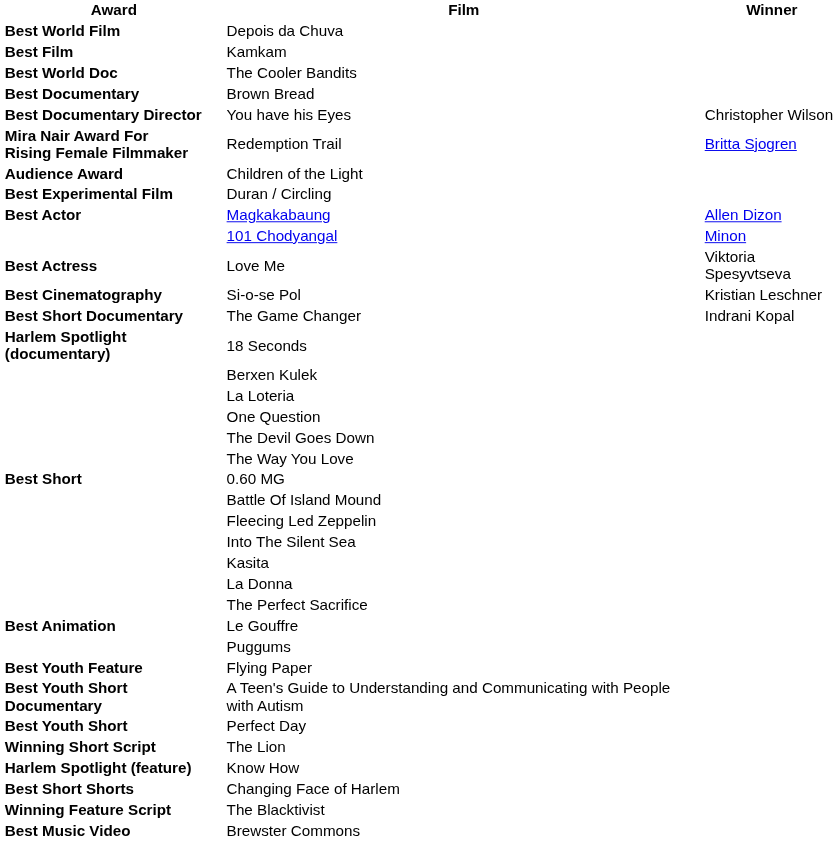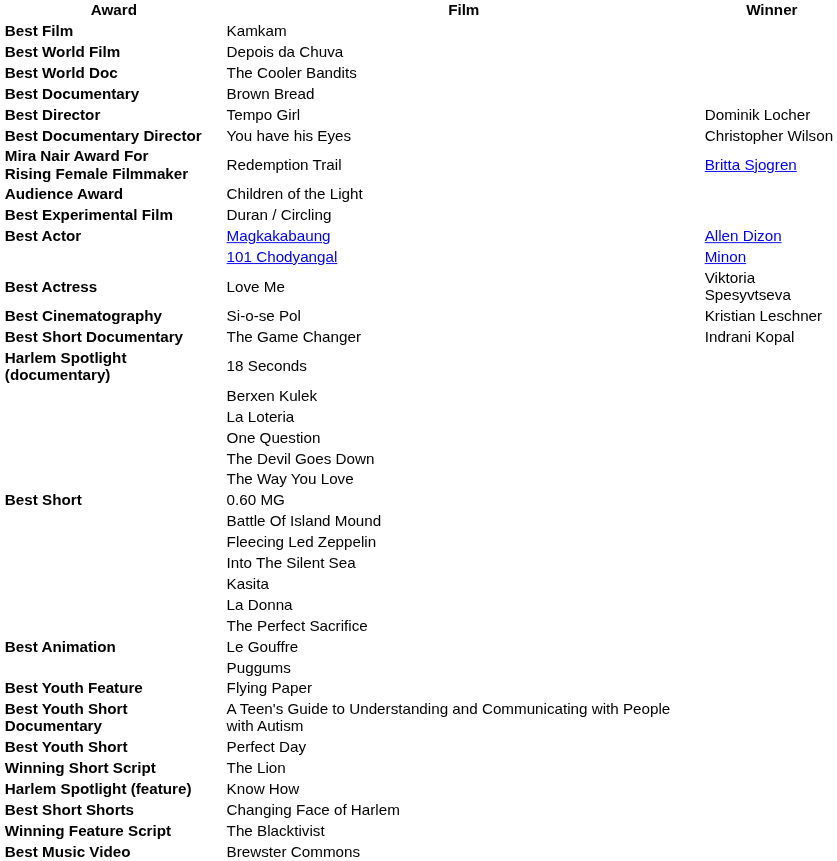rows swapped: (257, 52) <-> (285, 31)
+ row: (263, 114)
